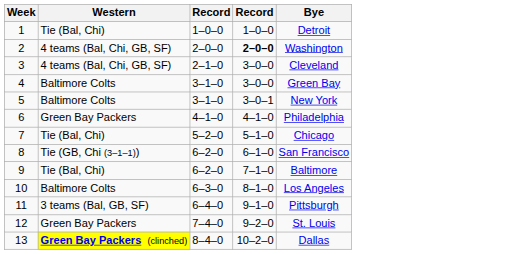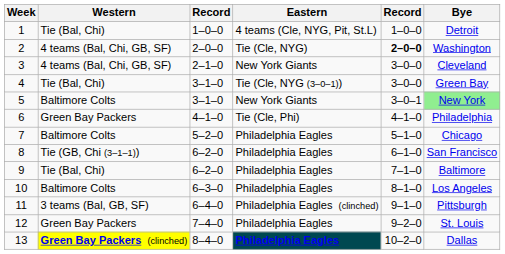+ column: (307, 13)
(78, 83) Baltimore Colts -> (73, 83) Tie (Bal, Chi)
(314, 100) no background -> (462, 100) lightgreen background
(73, 135) Tie (Bal, Chi) -> (78, 135) Baltimore Colts
